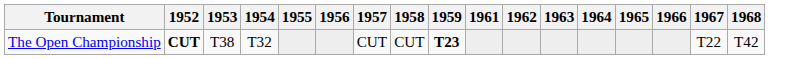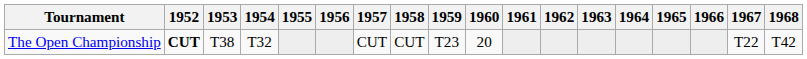+ column: (484, 17)
(447, 42) bold -> (447, 42) normal
